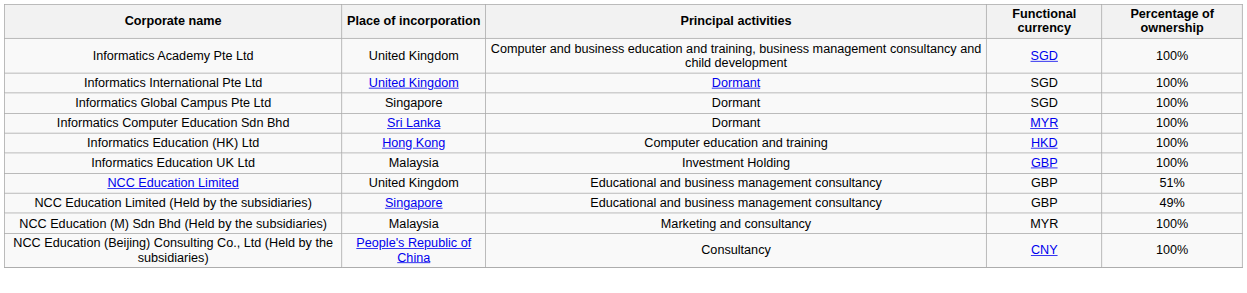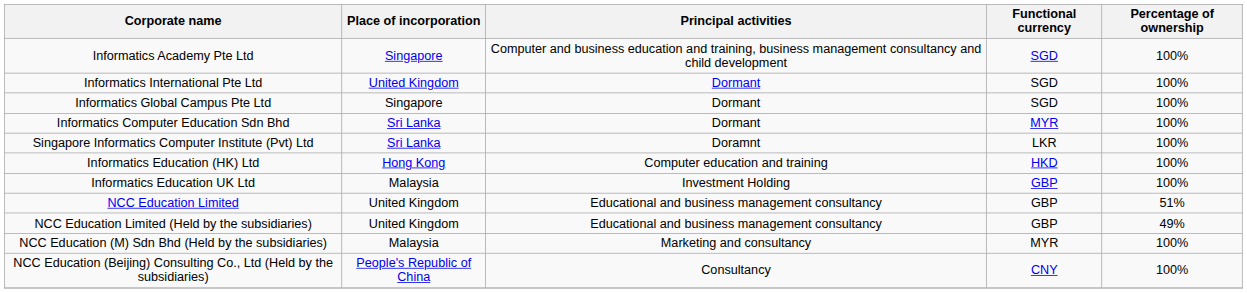(414, 55) United Kingdom -> (414, 55) Singapore
+ row: (173, 143)
(414, 203) Singapore -> (414, 223) United Kingdom
